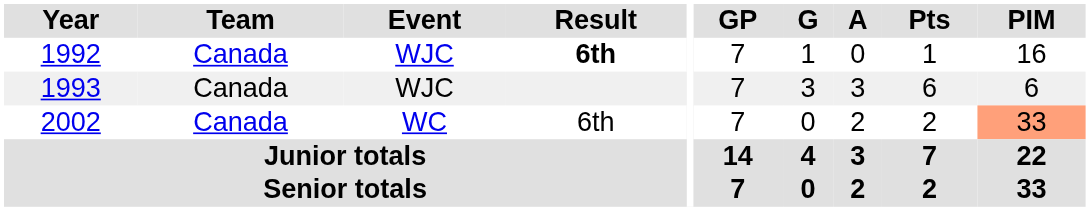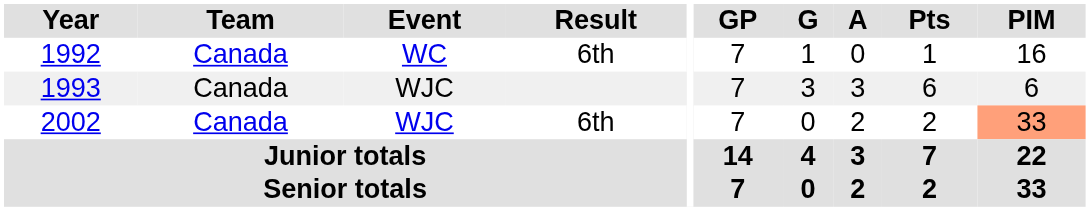(424, 54) WJC -> (424, 54) WC
(596, 54) bold -> (596, 54) normal
(424, 121) WC -> (424, 121) WJC
